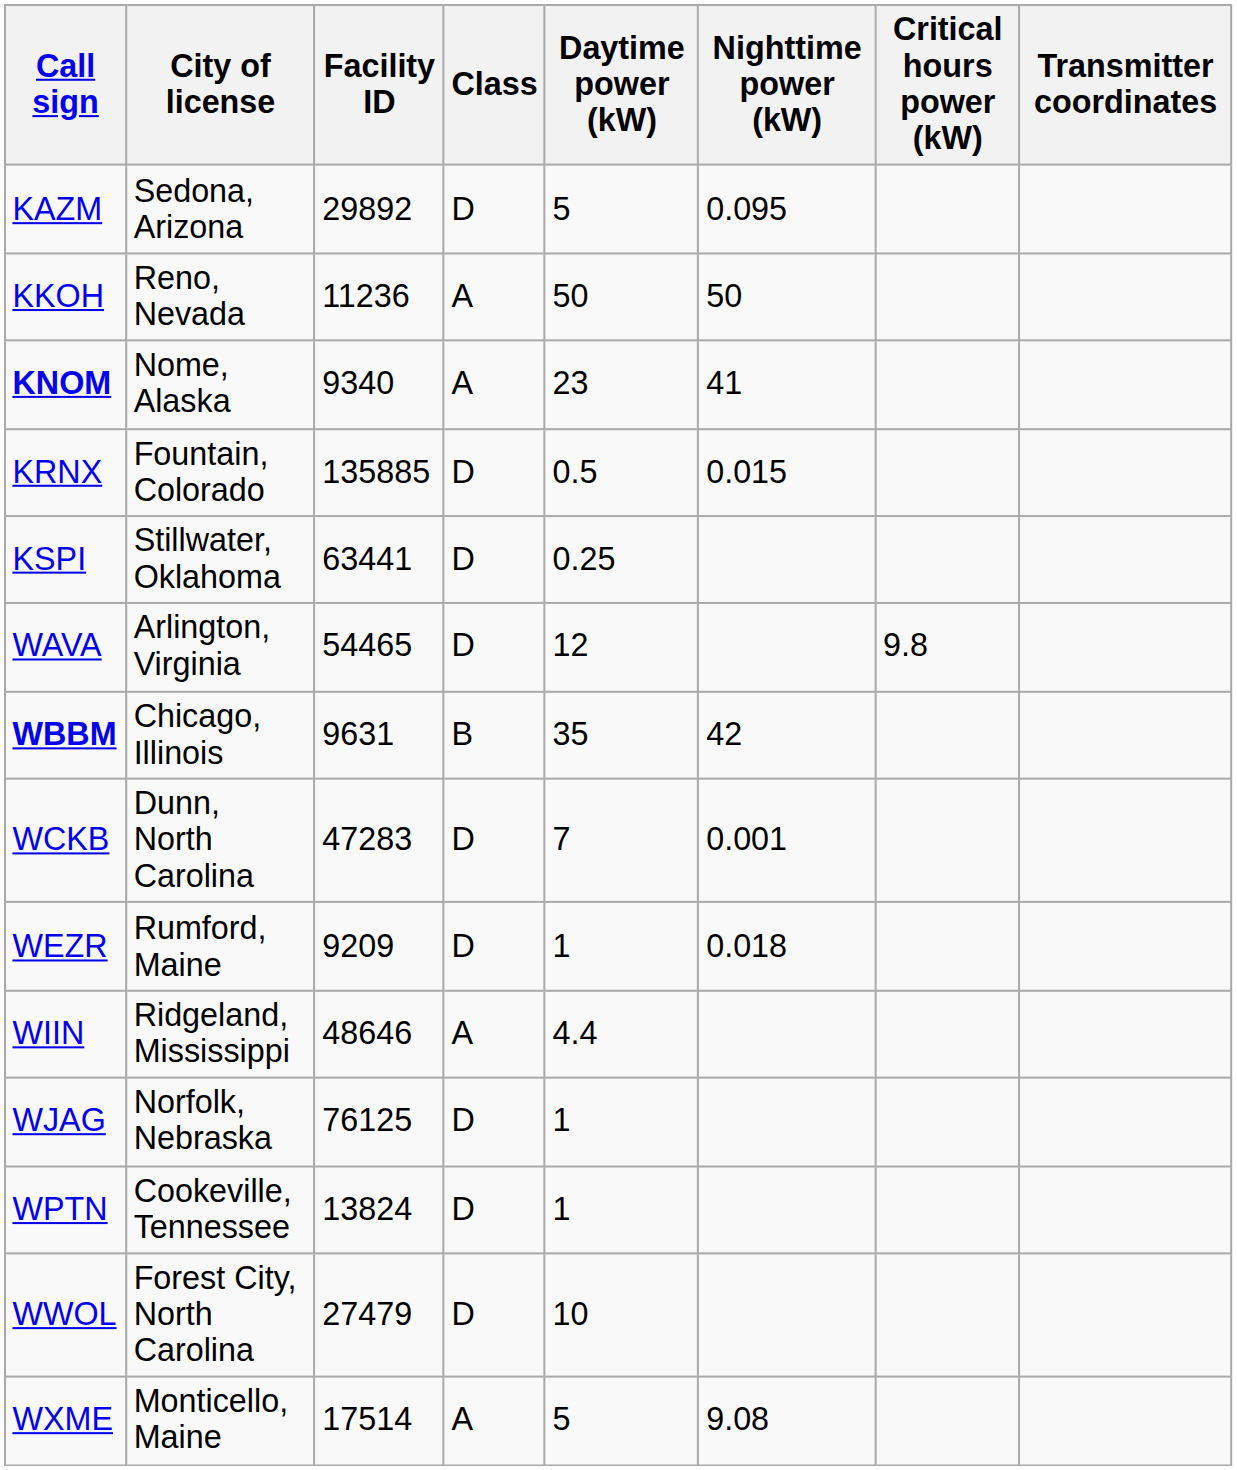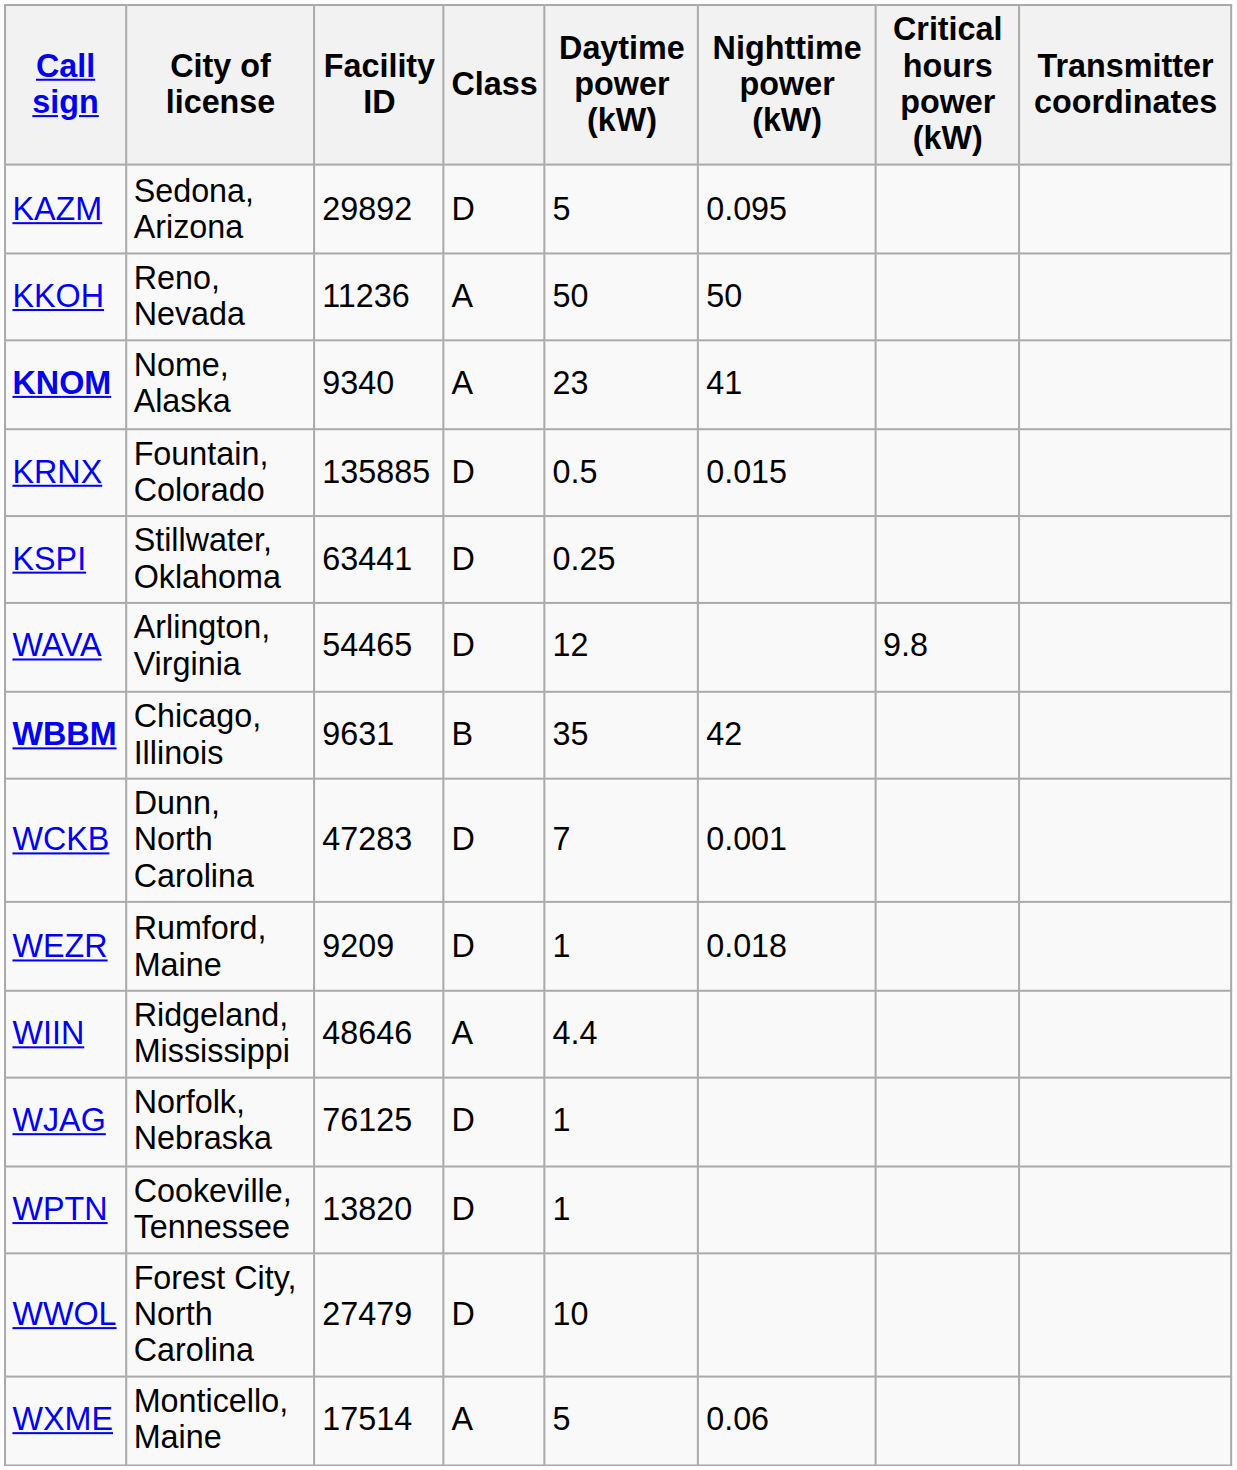(367, 1208) 13824 -> (367, 1208) 13820
(738, 1420) 9.08 -> (738, 1420) 0.06
